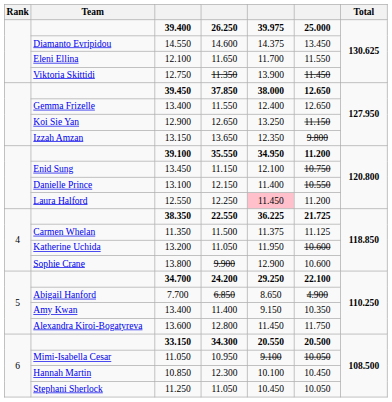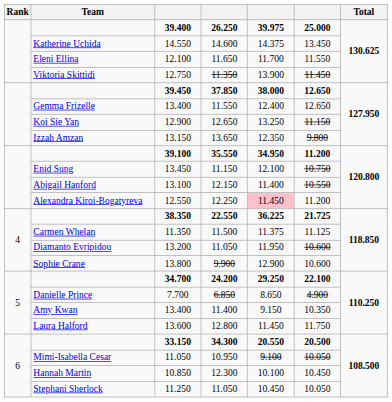(72, 43) Diamanto Evripidou -> (67, 43) Katherine Uchida
(63, 184) Danielle Prince -> (65, 184) Abigail Hanford
(60, 200) Laura Halford -> (88, 200) Alexandra Kiroi-Bogatyreva
(67, 247) Katherine Uchida -> (72, 247) Diamanto Evripidou
(65, 294) Abigail Hanford -> (63, 294) Danielle Prince
(88, 326) Alexandra Kiroi-Bogatyreva -> (60, 326) Laura Halford
